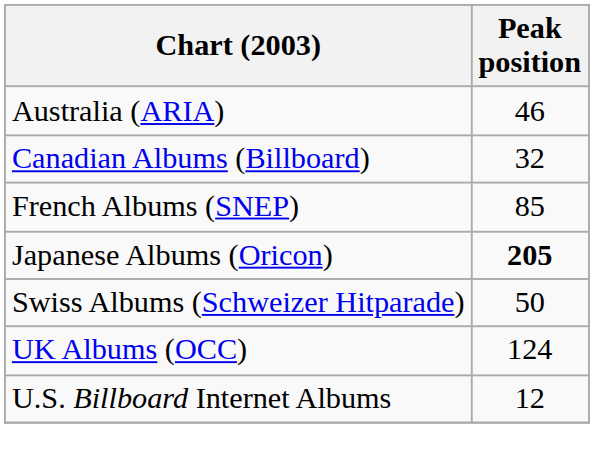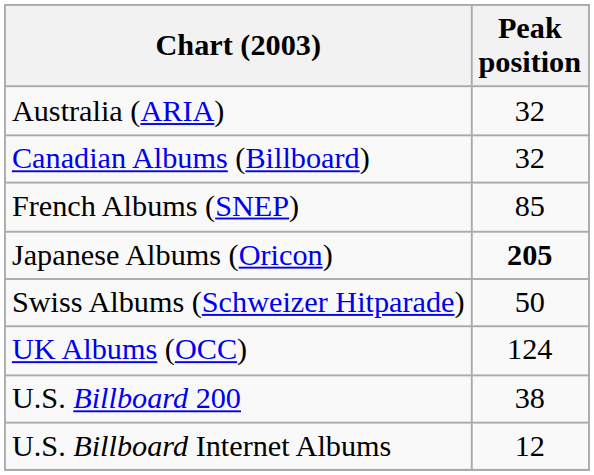(530, 110) 46 -> (530, 110) 32
+ row: (126, 398)
